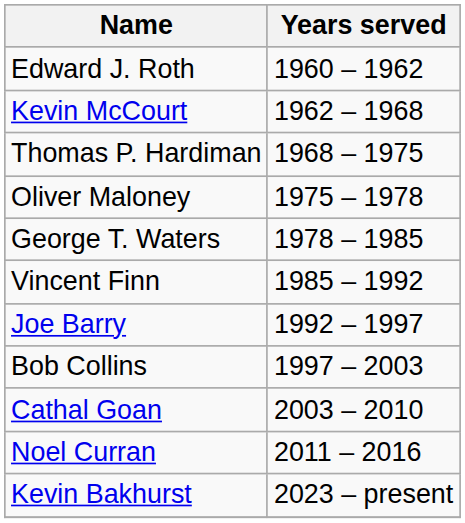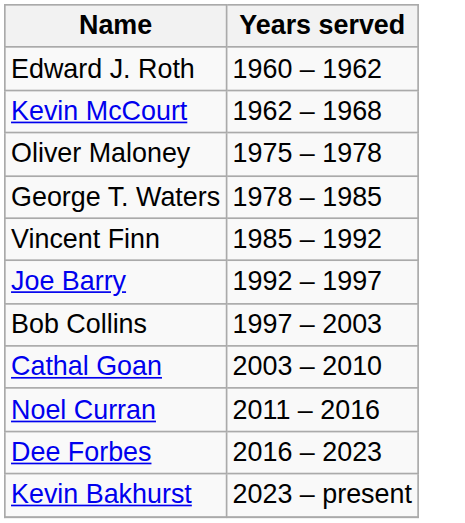- row: (136, 153)
+ row: (81, 452)
